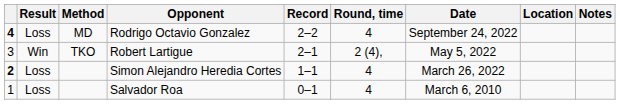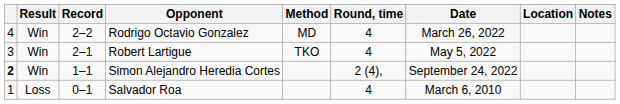columns swapped: (308, 14) <-> (83, 14)
(11, 33) bold -> (11, 33) normal
(38, 33) Loss -> (38, 33) Win
(463, 33) September 24, 2022 -> (463, 33) March 26, 2022
(368, 52) 2 (4), -> (368, 52) 4
(38, 71) Loss -> (38, 71) Win
(368, 71) 4 -> (368, 71) 2 (4),
(463, 71) March 26, 2022 -> (463, 71) September 24, 2022
